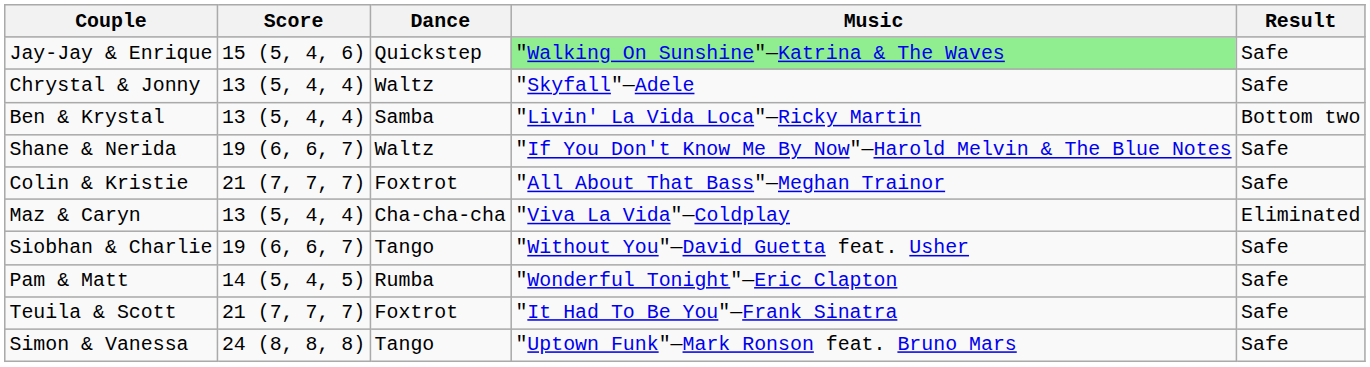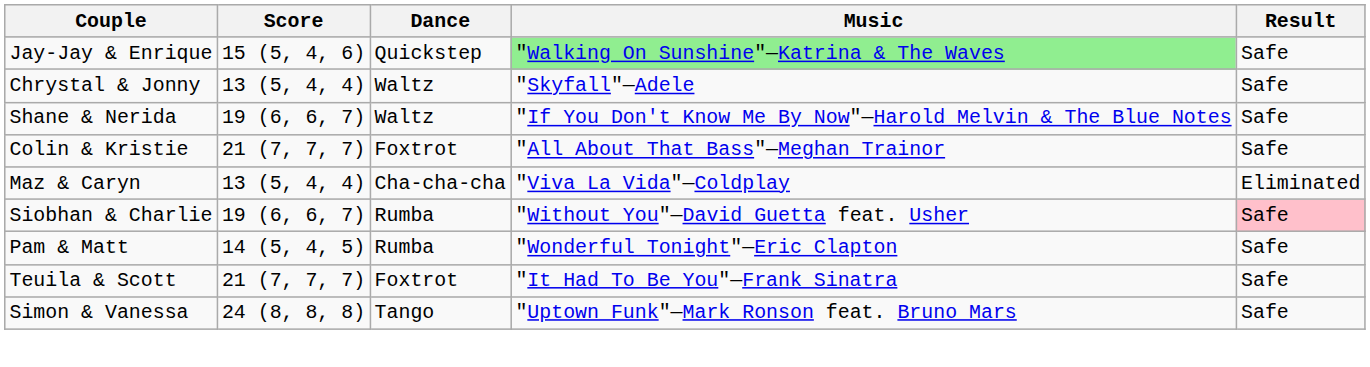- row: (87, 118)
(404, 248) Tango -> (404, 215) Rumba
(1265, 248) no background -> (1265, 215) pink background
